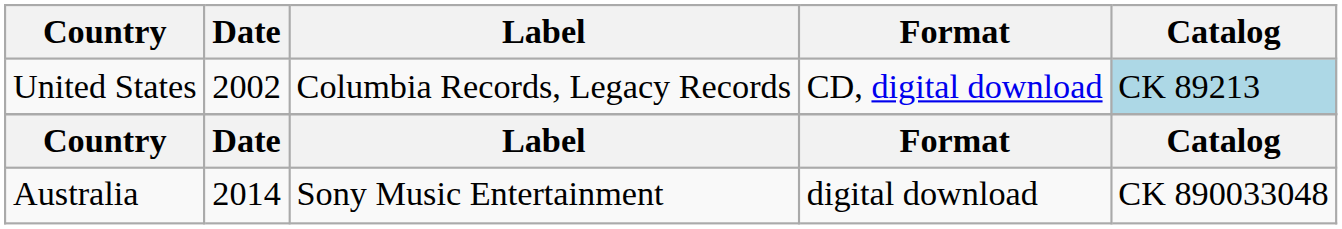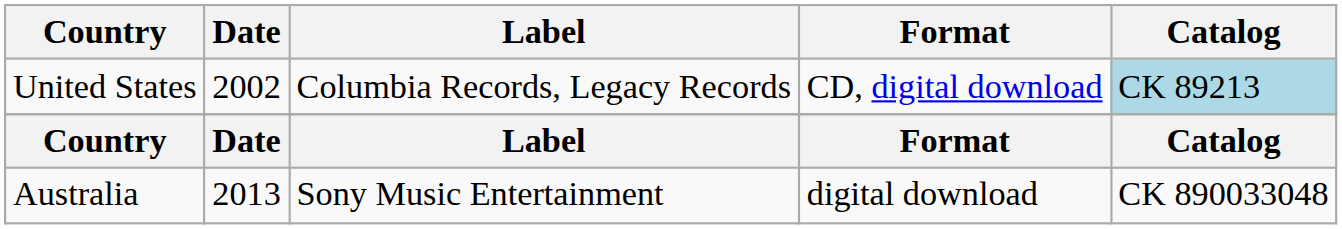(247, 194) 2014 -> (247, 194) 2013
